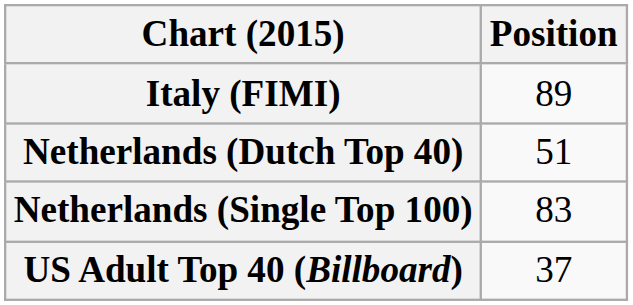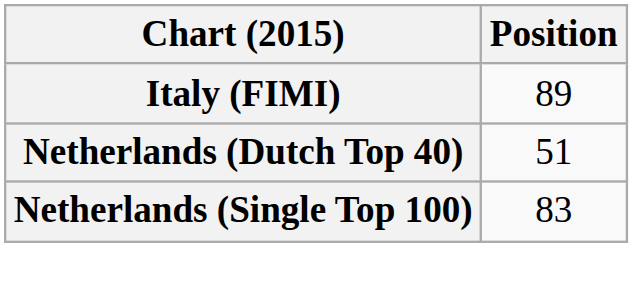- row: (243, 269)
